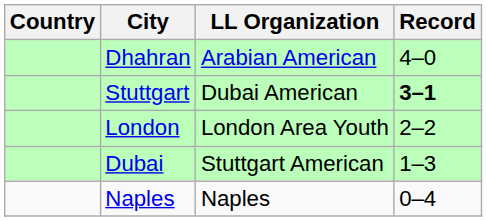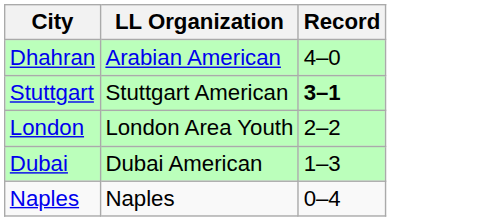- column: (52, 22)
(279, 92) Dubai American -> (197, 92) Stuttgart American
(292, 163) Stuttgart American -> (184, 163) Dubai American
